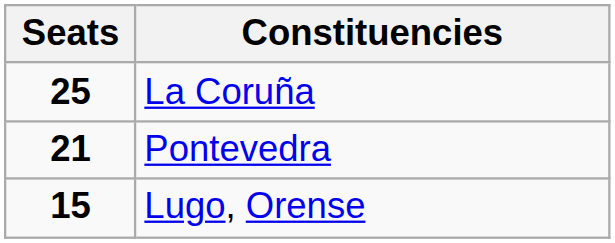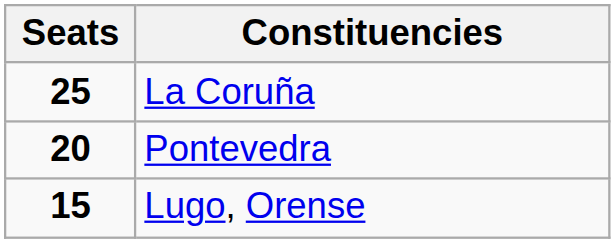(71, 149) 21 -> (71, 149) 20
